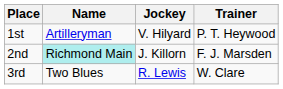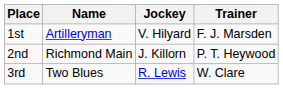(236, 34) P. T. Heywood -> (234, 34) F. J. Marsden
(89, 53) paleturquoise background -> (89, 53) no background
(234, 53) F. J. Marsden -> (236, 53) P. T. Heywood
